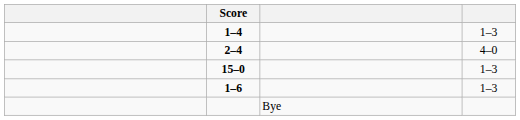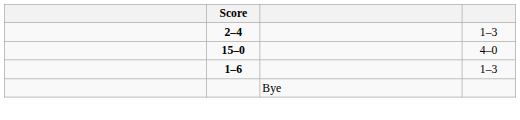- row: (233, 32)
(489, 50) 4–0 -> (489, 32) 1–3
(489, 69) 1–3 -> (489, 50) 4–0
